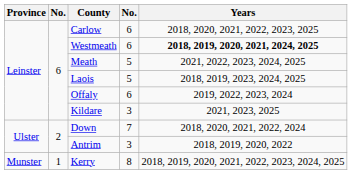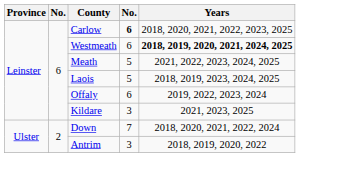(129, 29) normal -> (129, 29) bold
- row: (83, 161)
